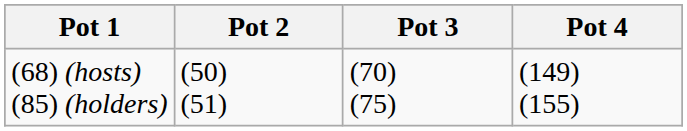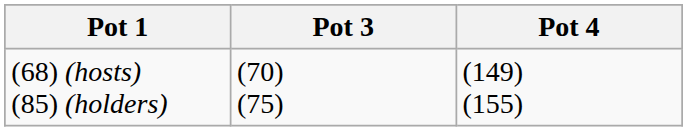- column: (259, 26)
